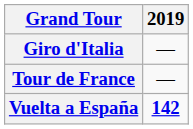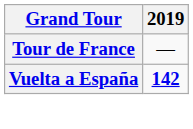- row: (74, 49)
